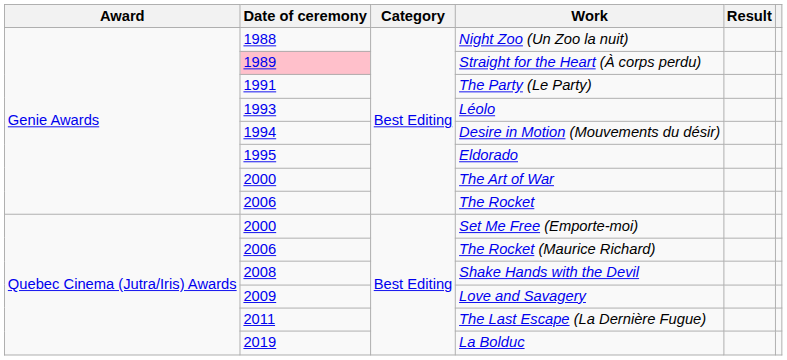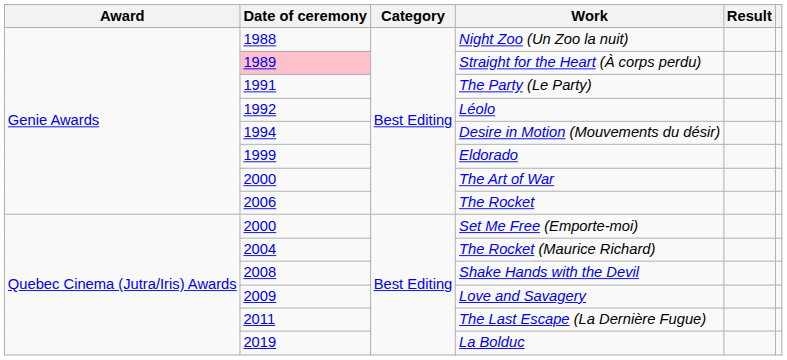(260, 109) 1993 -> (260, 109) 1992
(260, 156) 1995 -> (260, 156) 1999
(260, 249) 2006 -> (260, 249) 2004
